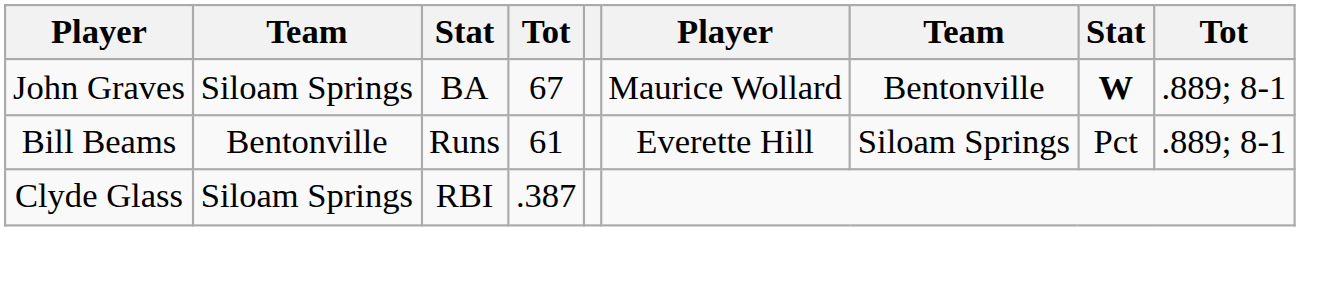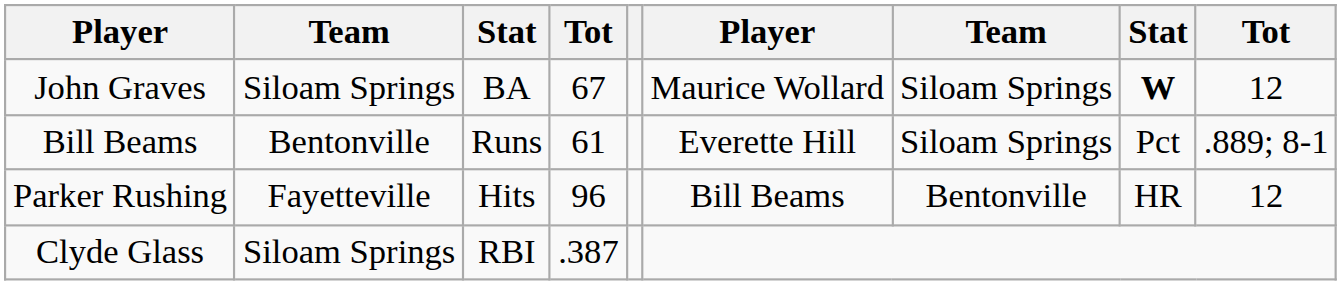(964, 86) Bentonville -> (1006, 86) Siloam Springs
(1224, 86) .889; 8-1 -> (1266, 86) 12
+ row: (120, 196)
